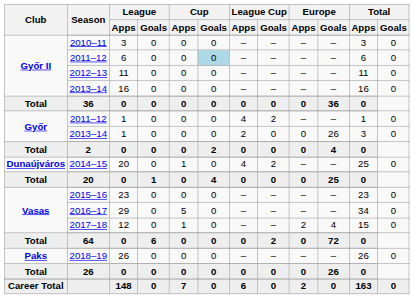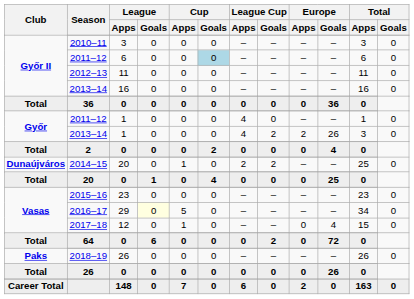(274, 119) 2 -> (274, 119) 0
(244, 134) 2 -> (244, 134) 4
(274, 134) 0 -> (274, 134) 2
(304, 134) 0 -> (304, 134) 2
(244, 165) 4 -> (244, 165) 2
(154, 210) no background -> (154, 210) lightyellow background
(304, 226) 2 -> (304, 226) 0
